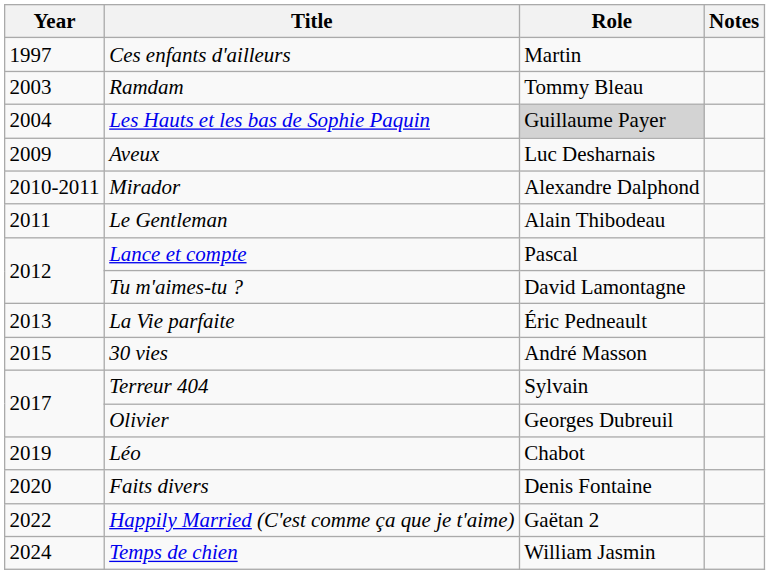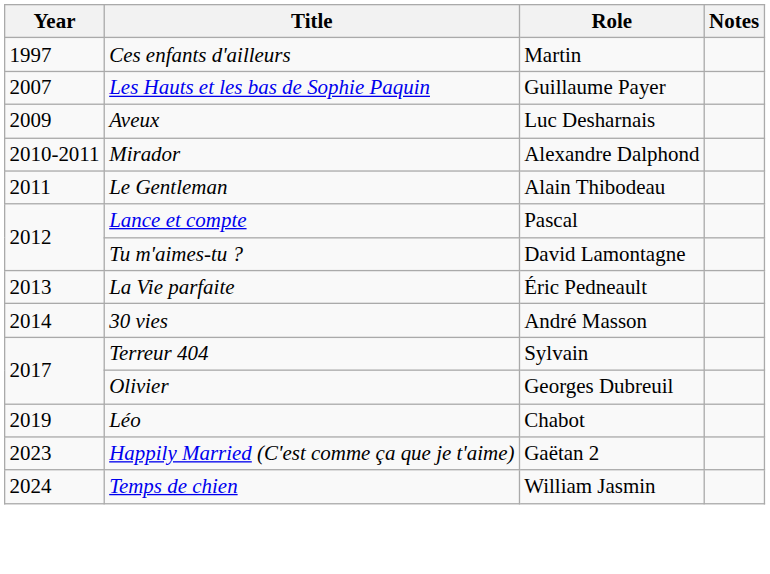- row: (146, 87)
(30, 120) 2004 -> (30, 87) 2007
(595, 120) lightgrey background -> (595, 87) no background
(30, 353) 2015 -> (30, 320) 2014
- row: (159, 486)
(30, 519) 2022 -> (30, 453) 2023
